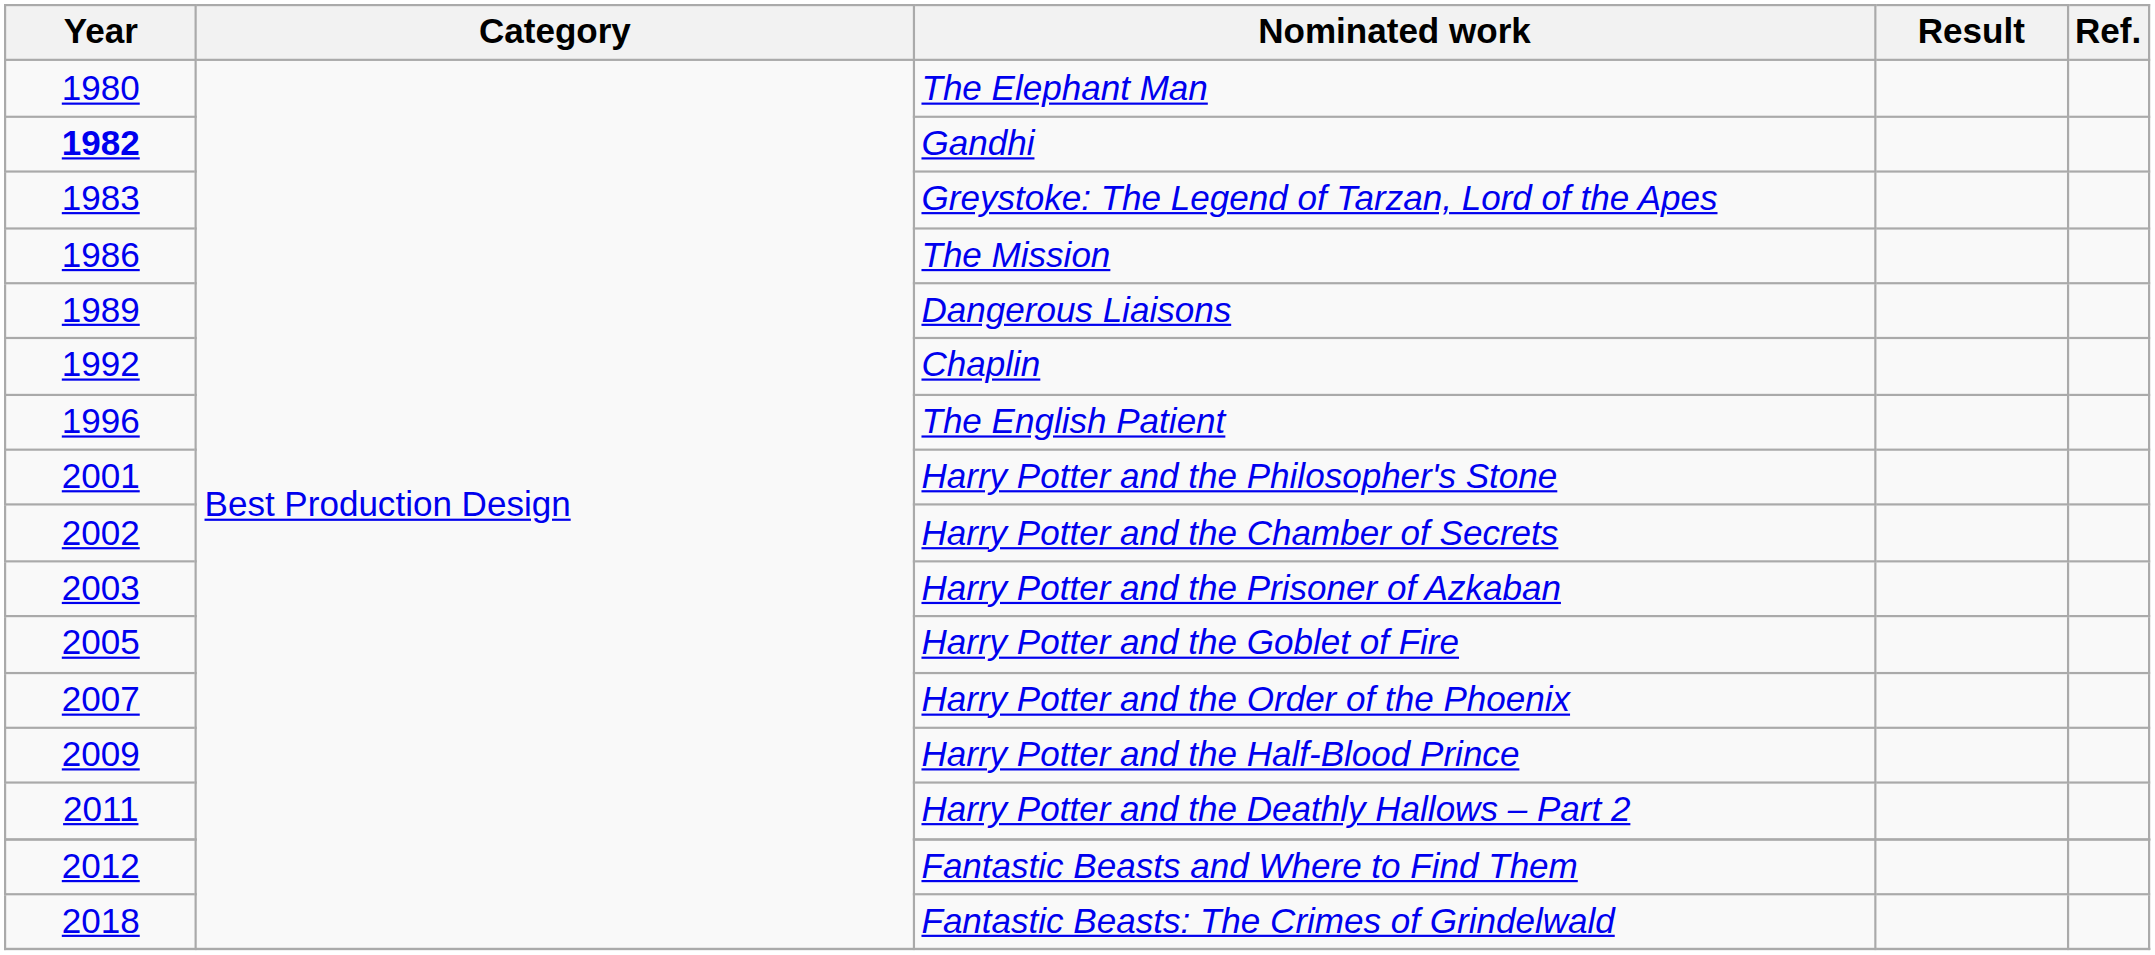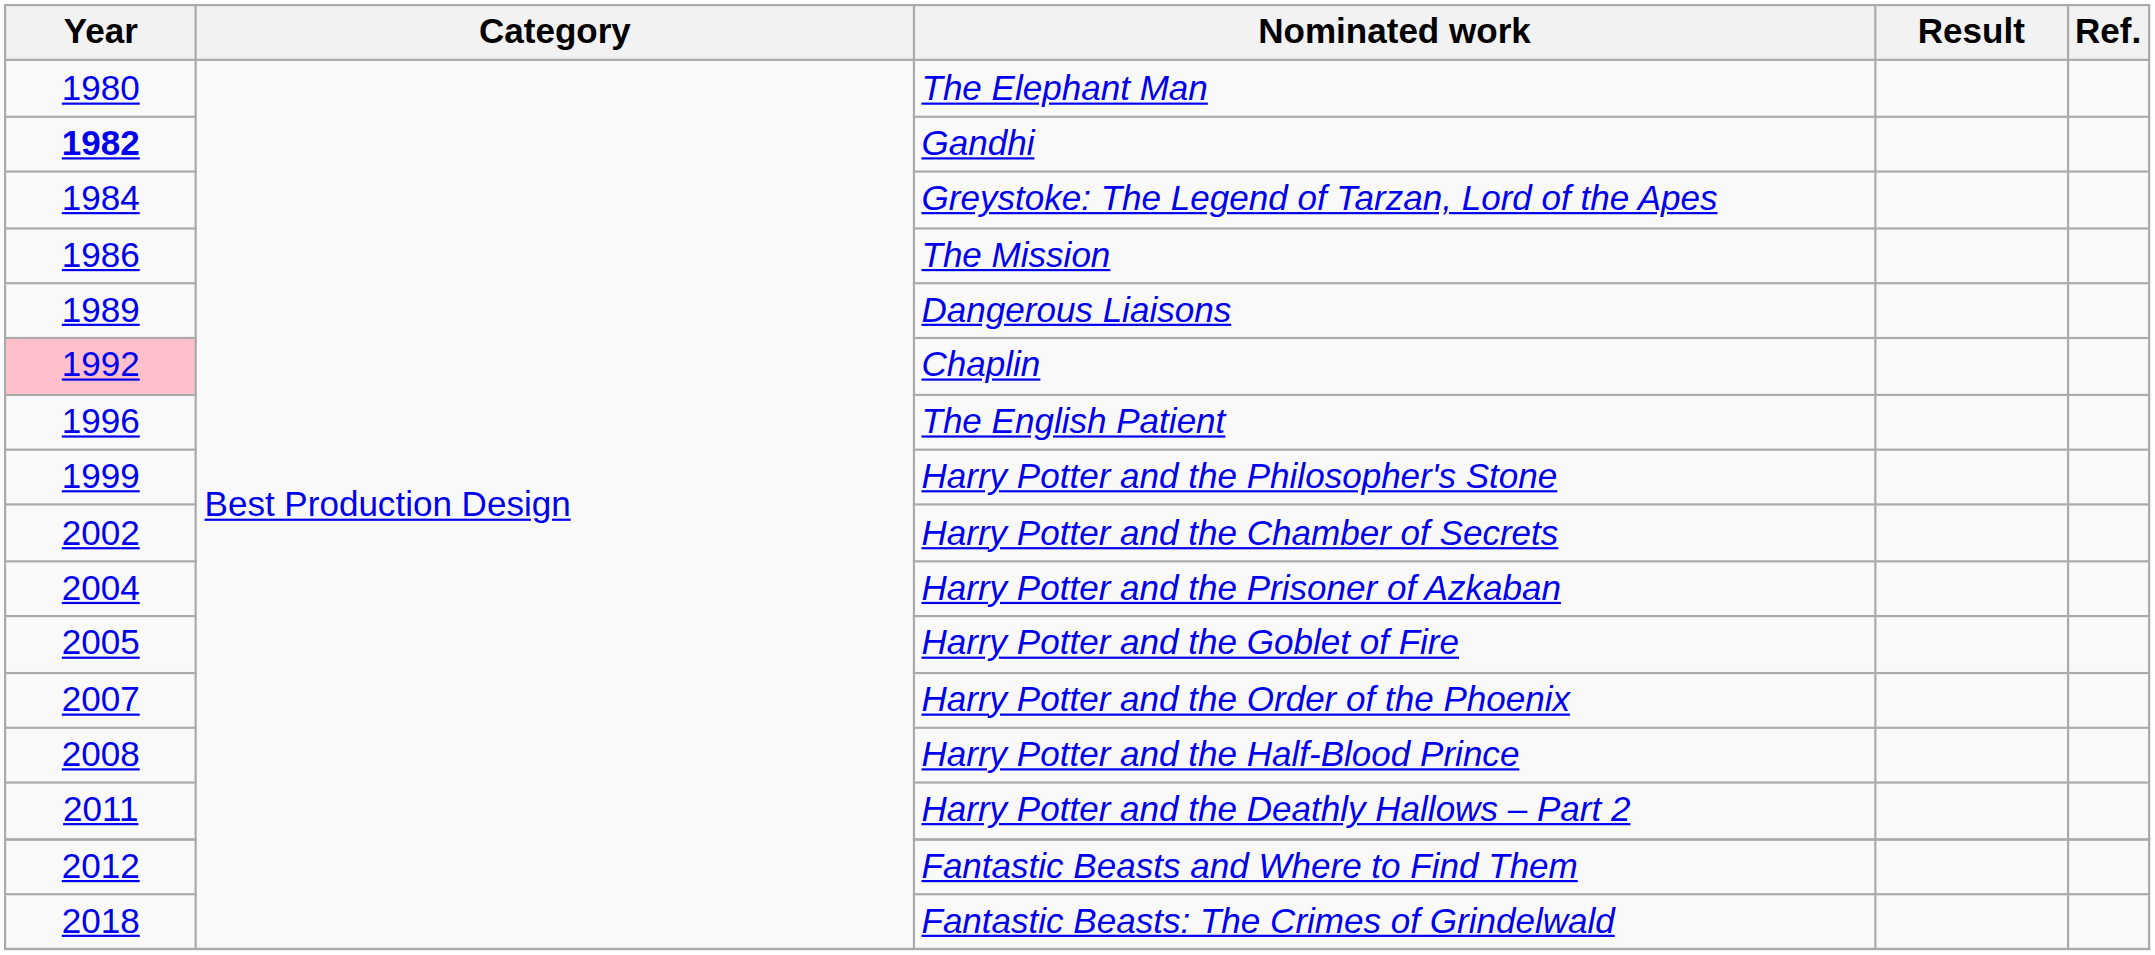(101, 198) 1983 -> (101, 198) 1984
(101, 365) no background -> (101, 365) pink background
(101, 476) 2001 -> (101, 476) 1999
(101, 587) 2003 -> (101, 587) 2004
(101, 754) 2009 -> (101, 754) 2008
